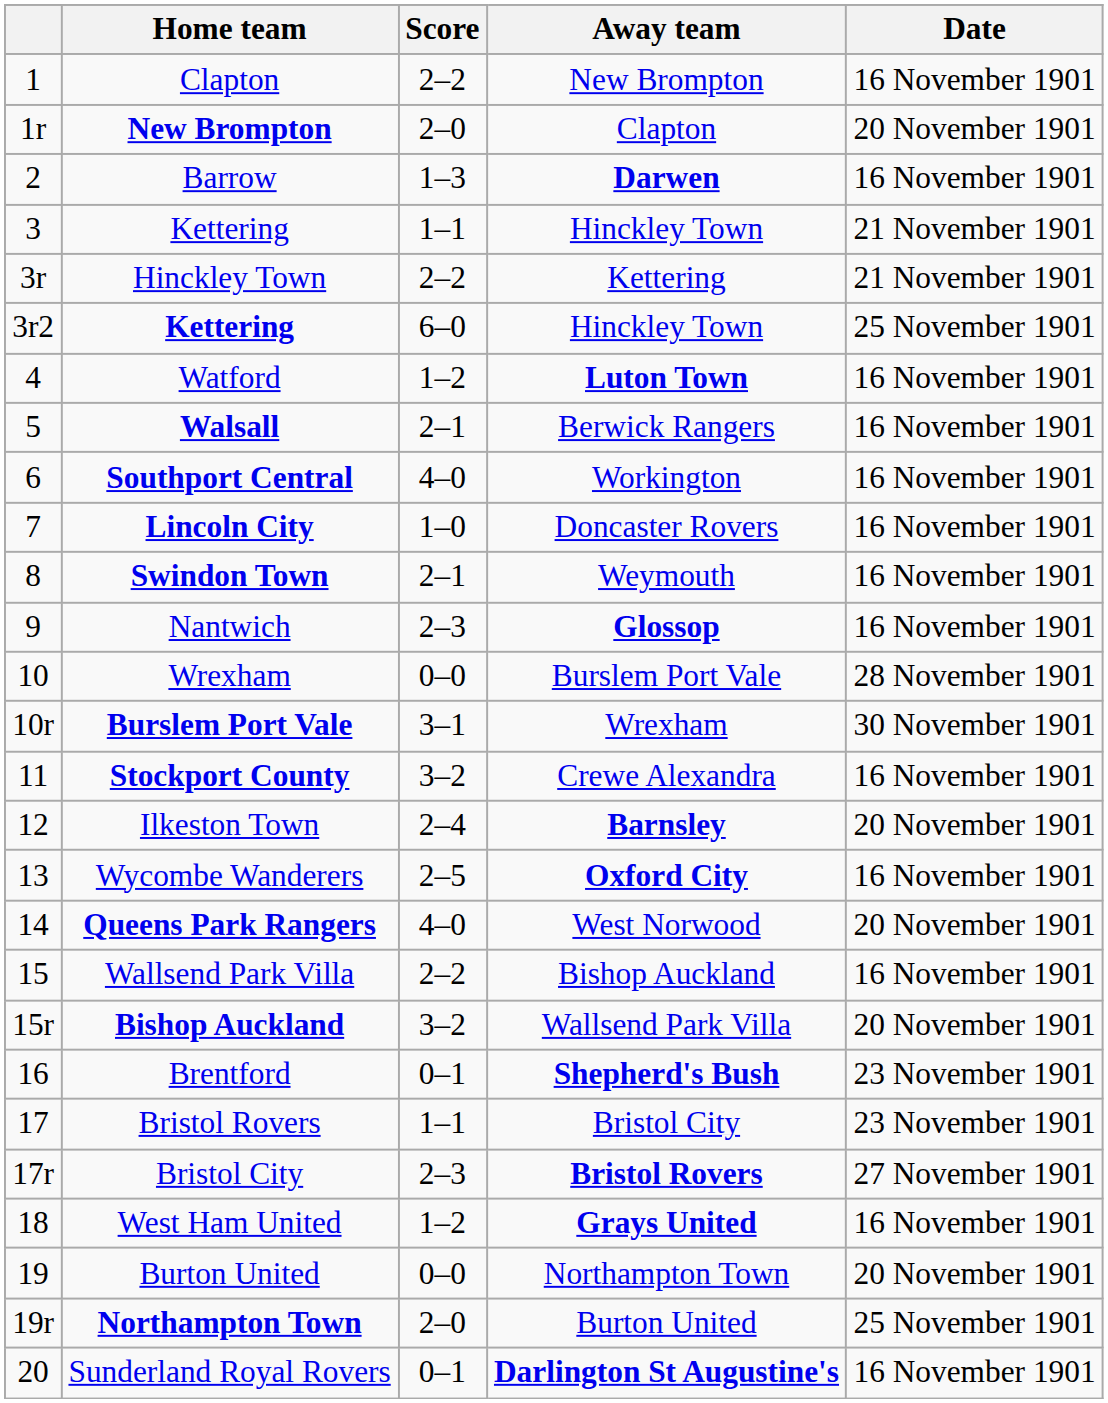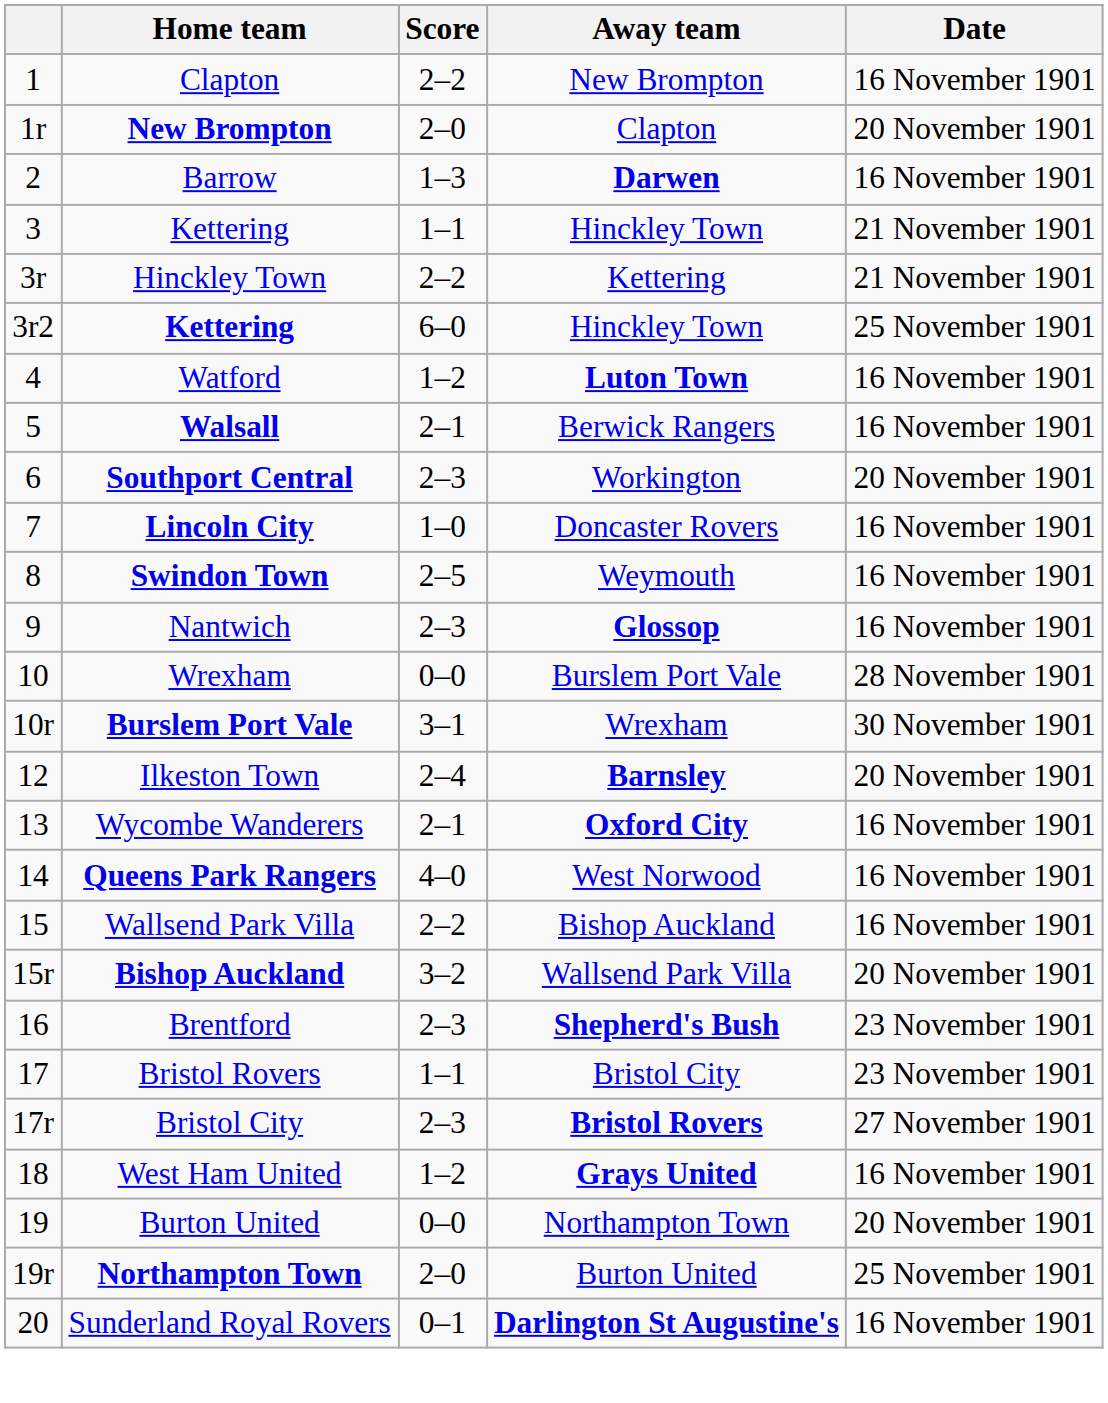(442, 476) 4–0 -> (442, 476) 2–3
(975, 476) 16 November 1901 -> (975, 476) 20 November 1901
(442, 576) 2–1 -> (442, 576) 2–5
- row: (33, 775)
(442, 874) 2–5 -> (442, 825) 2–1
(975, 924) 20 November 1901 -> (975, 874) 16 November 1901
(442, 1073) 0–1 -> (442, 1024) 2–3
